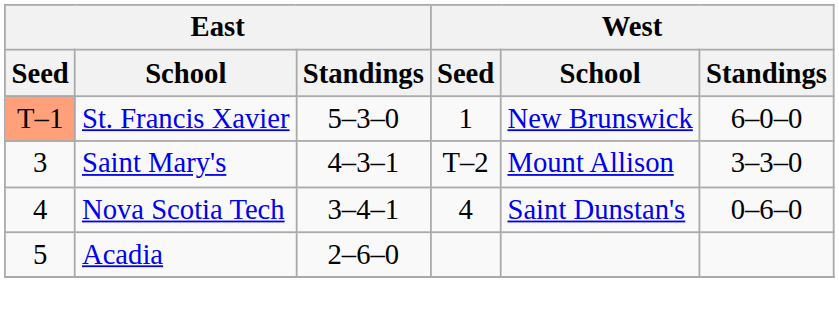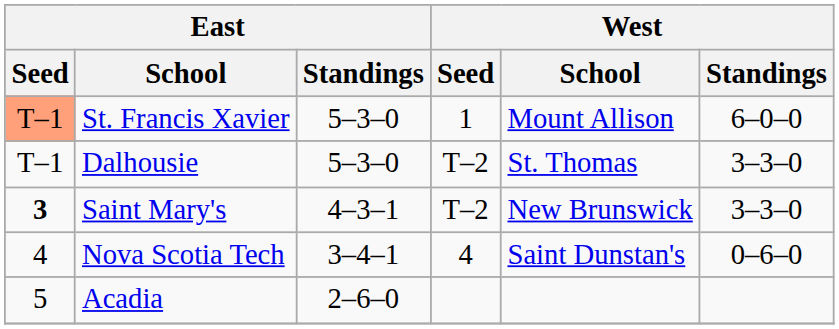(600, 118) New Brunswick -> (591, 118) Mount Allison
+ row: (140, 163)
(40, 163) normal -> (40, 208) bold
(591, 163) Mount Allison -> (600, 208) New Brunswick
